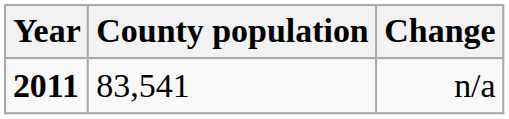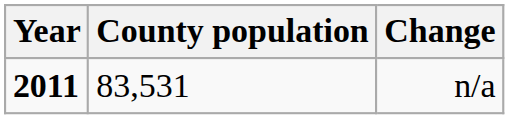(143, 85) 83,541 -> (143, 85) 83,531
